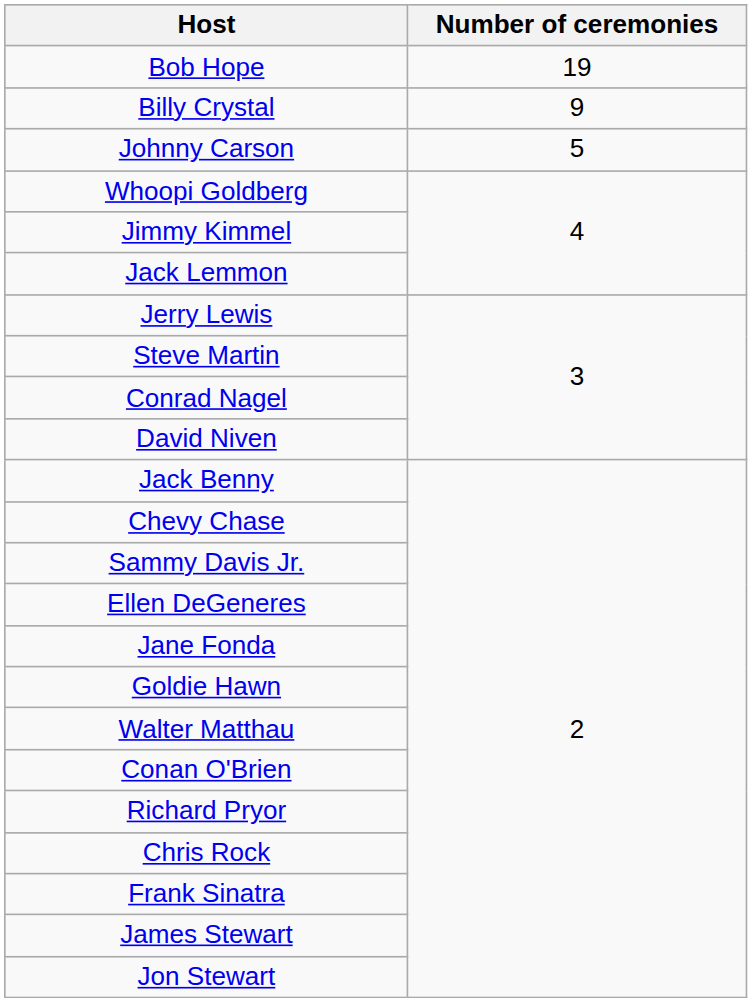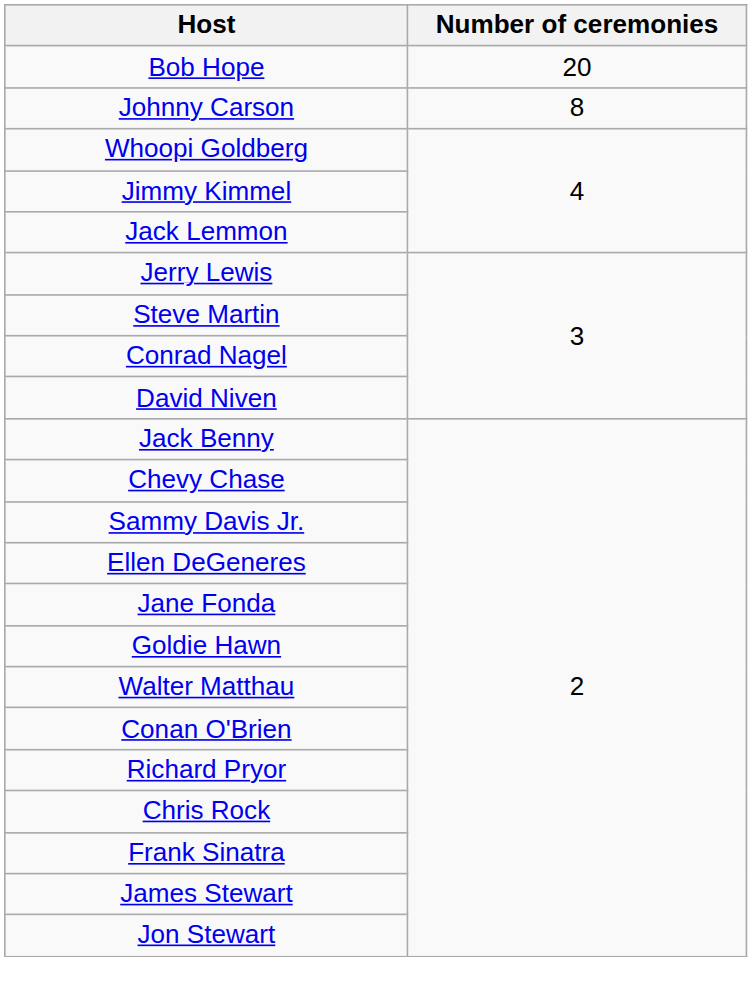(577, 66) 19 -> (577, 66) 20
- row: (206, 107)
(577, 149) 5 -> (577, 107) 8
